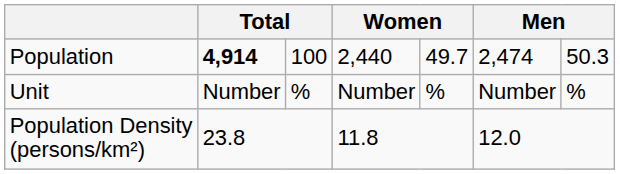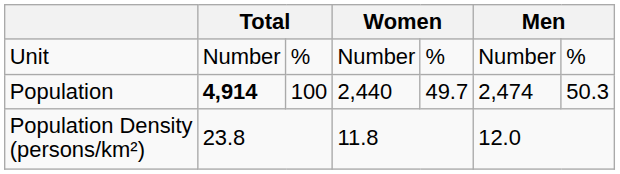rows swapped: (29, 91) <-> (62, 56)
